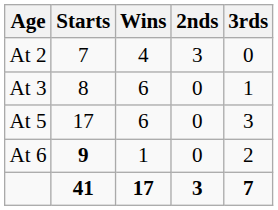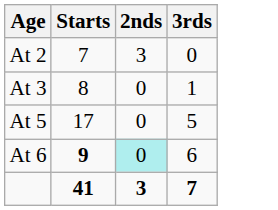- column: (143, 21)
(248, 121) 3 -> (192, 121) 5
(197, 155) no background -> (141, 155) paleturquoise background
(248, 155) 2 -> (192, 155) 6
